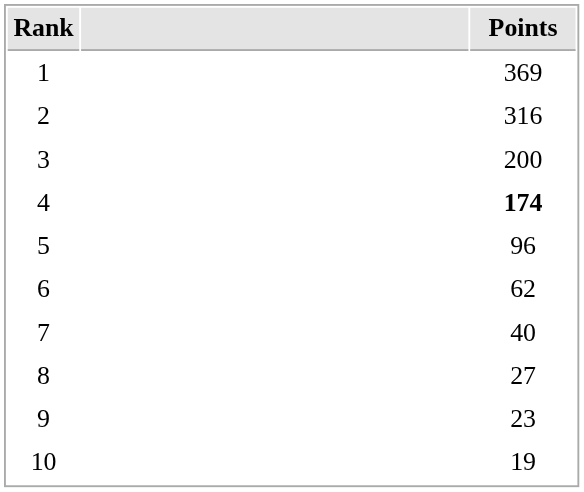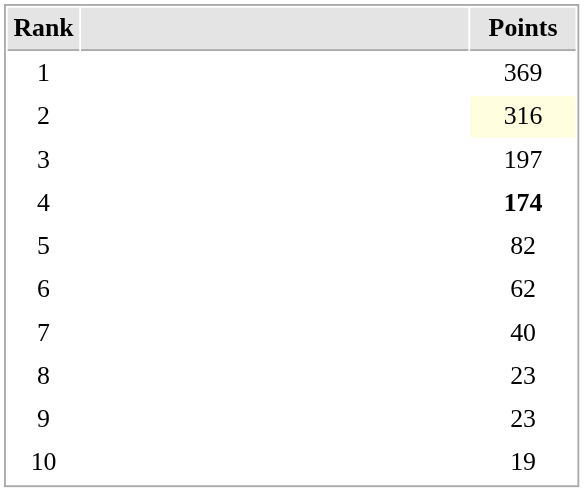(523, 116) no background -> (523, 116) lightyellow background
(523, 159) 200 -> (523, 159) 197
(523, 246) 96 -> (523, 246) 82
(523, 375) 27 -> (523, 375) 23
